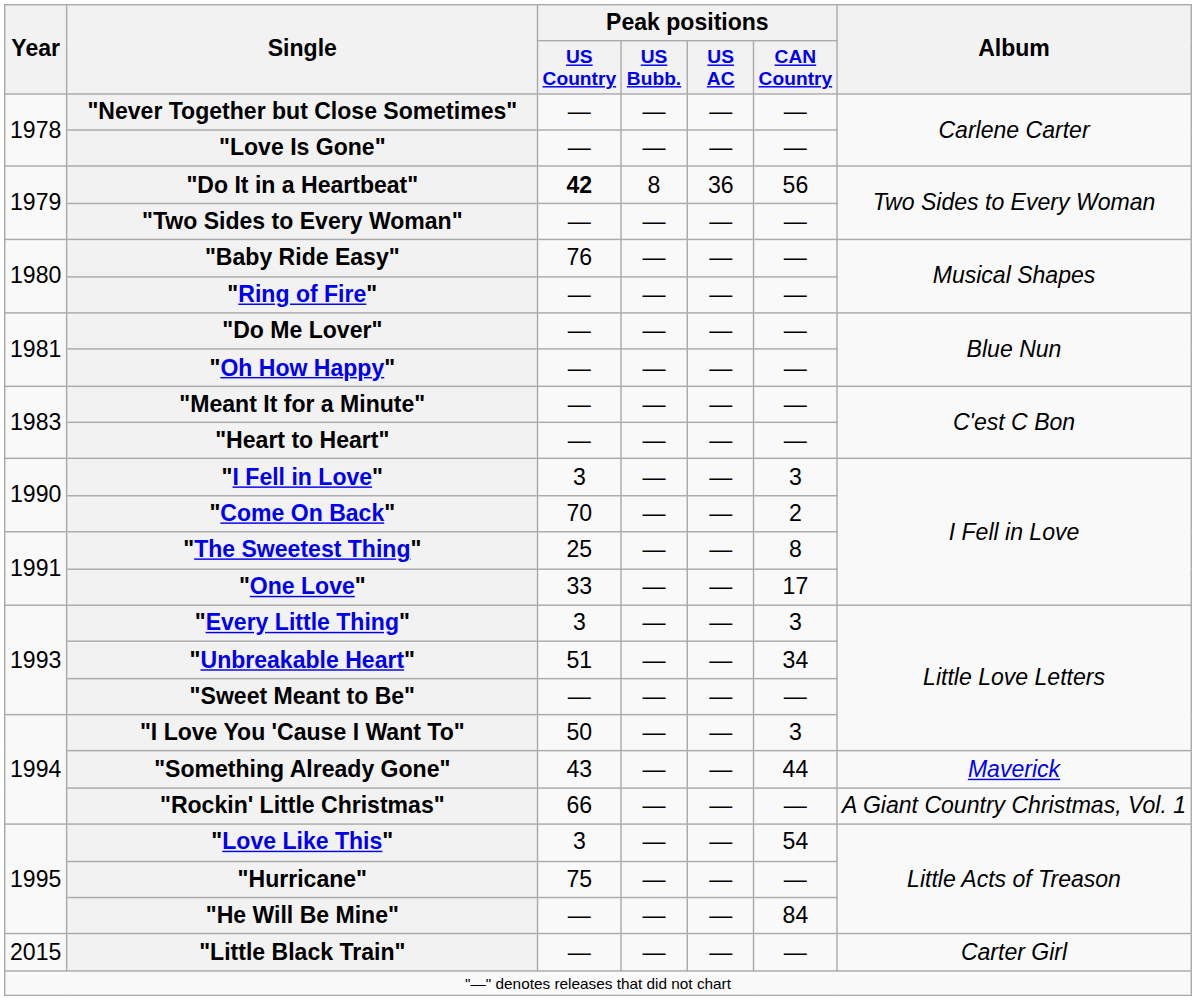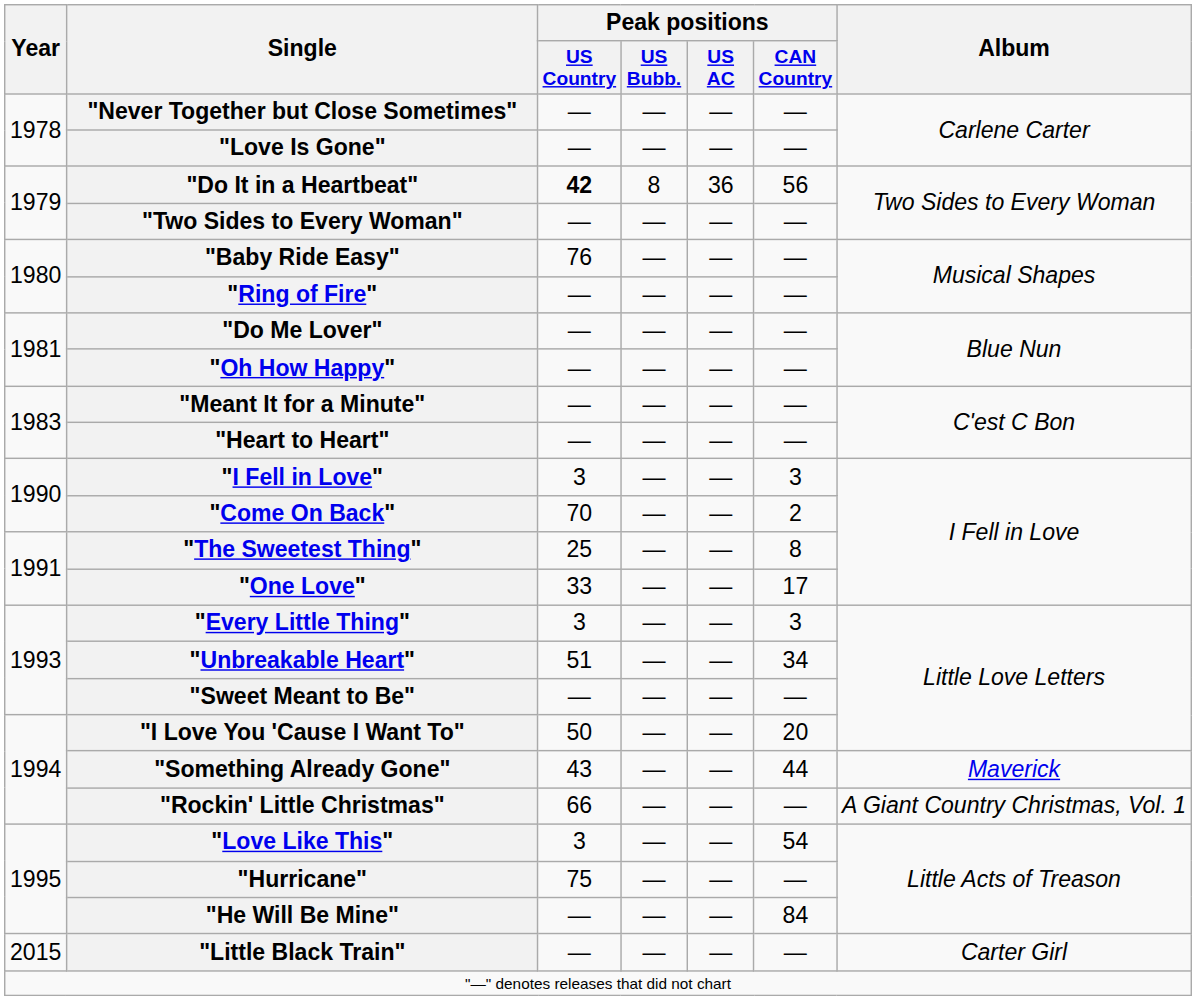(795, 732) 3 -> (795, 732) 20
